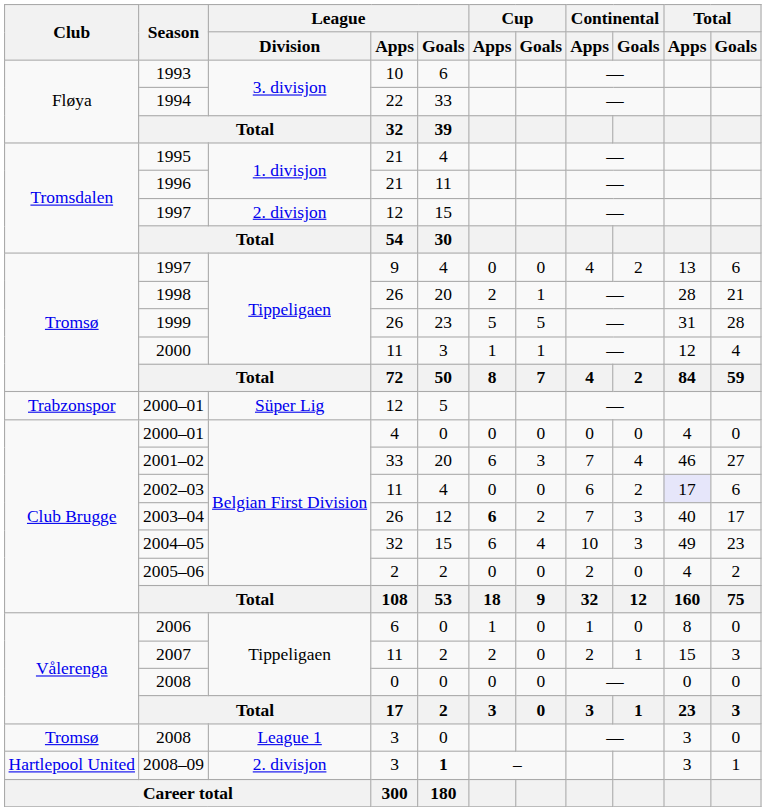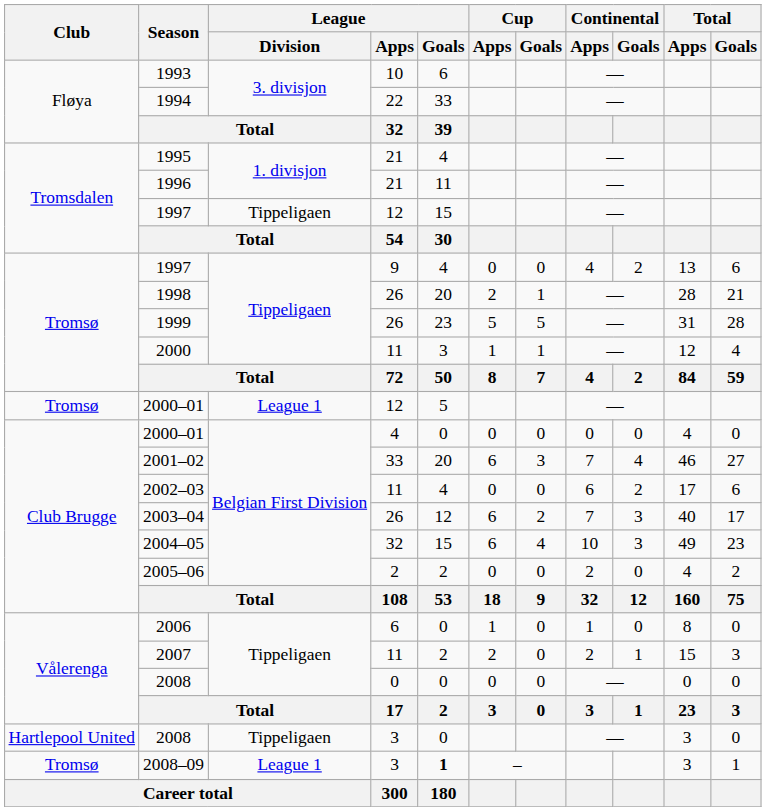(290, 211) 2. divisjon -> (290, 211) Tippeligaen
(72, 405) Trabzonspor -> (72, 405) Tromsø
(290, 405) Süper Lig -> (290, 405) League 1
(687, 488) lavender background -> (687, 488) no background
(492, 516) bold -> (492, 516) normal
(72, 737) Tromsø -> (72, 737) Hartlepool United
(290, 737) League 1 -> (290, 737) Tippeligaen
(72, 765) Hartlepool United -> (72, 765) Tromsø
(290, 765) 2. divisjon -> (290, 765) League 1
